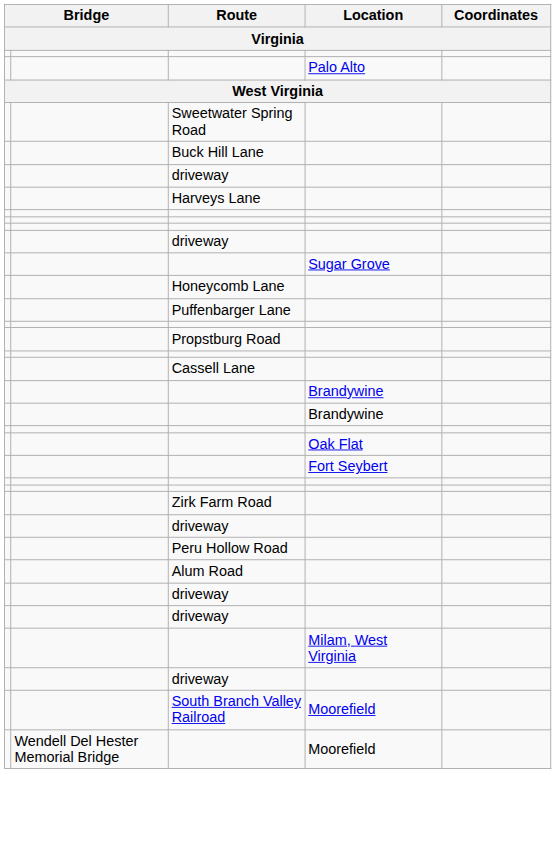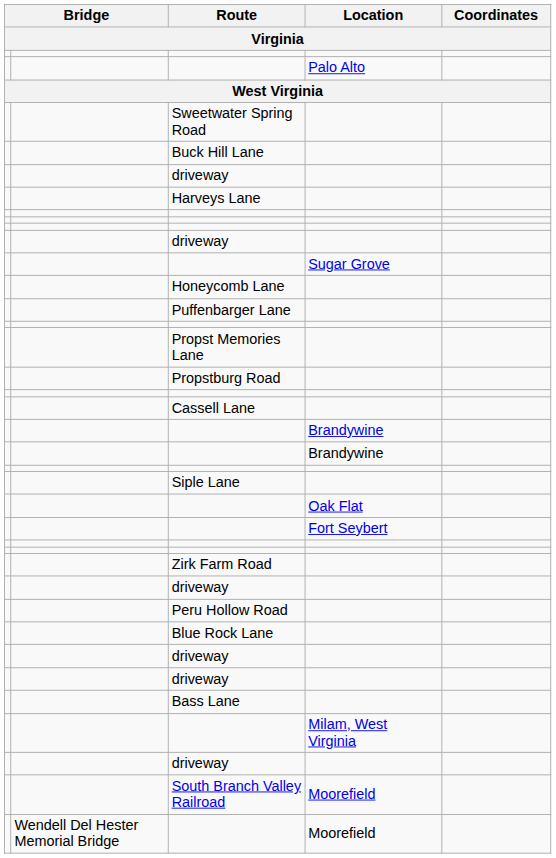+ row: (226, 347)
+ row: (206, 483)
- row: (207, 571)
+ row: (223, 633)
+ row: (206, 701)
